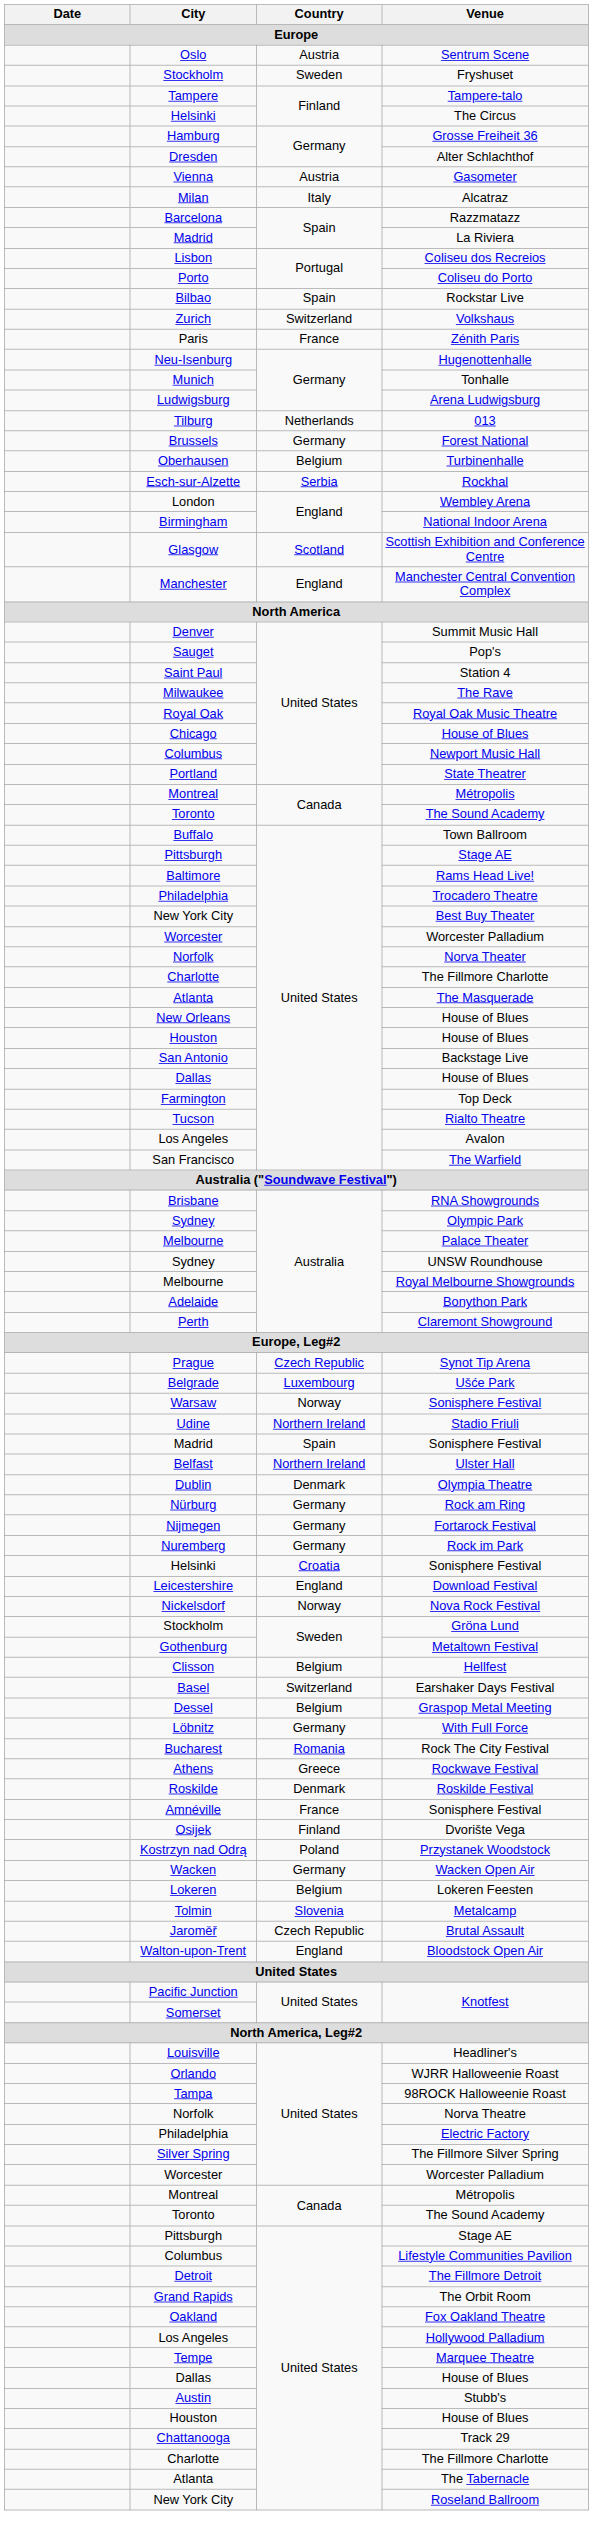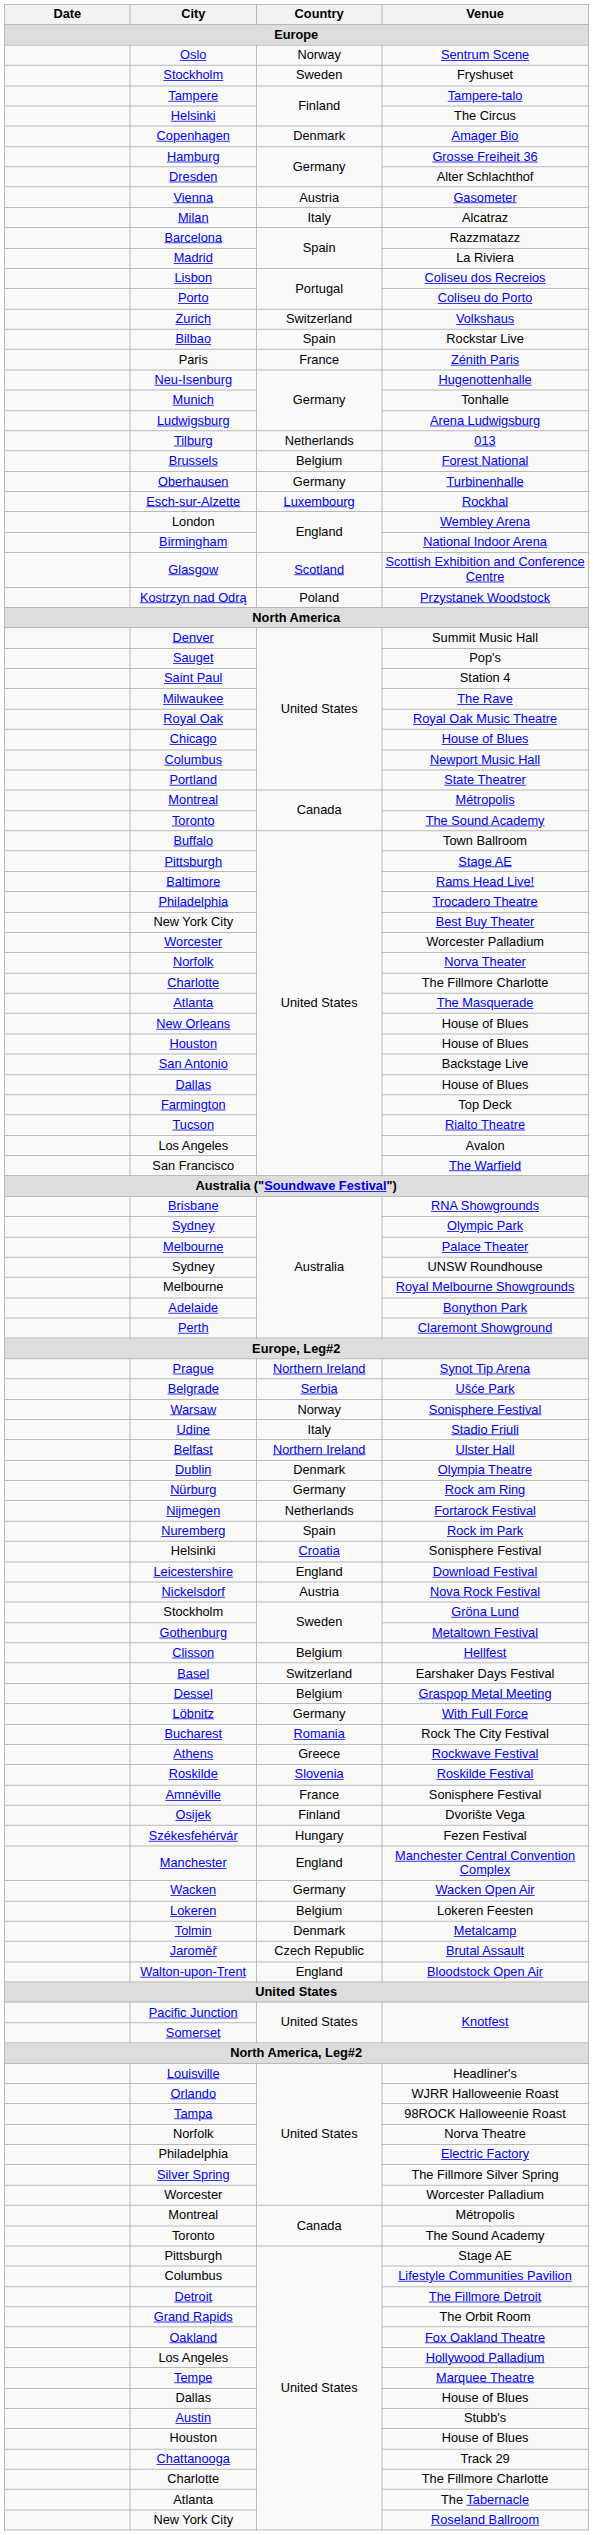(319, 55) Austria -> (319, 55) Norway
+ row: (193, 136)
rows swapped: (193, 298) <-> (193, 319)
(319, 440) Germany -> (319, 461) Belgium
(319, 461) Belgium -> (319, 481) Germany
(319, 481) Serbia -> (319, 501) Luxembourg
rows swapped: (193, 584) <-> (193, 1850)
(319, 1362) Czech Republic -> (319, 1368) Northern Ireland
(319, 1383) Luxembourg -> (319, 1389) Serbia
(319, 1423) Northern Ireland -> (319, 1429) Italy
- row: (193, 1444)
(319, 1525) Germany -> (319, 1510) Netherlands
(319, 1545) Germany -> (319, 1531) Spain
(319, 1606) Norway -> (319, 1592) Austria
(319, 1789) Denmark -> (319, 1774) Slovenia
+ row: (193, 1835)
(319, 1911) Slovenia -> (319, 1931) Denmark
